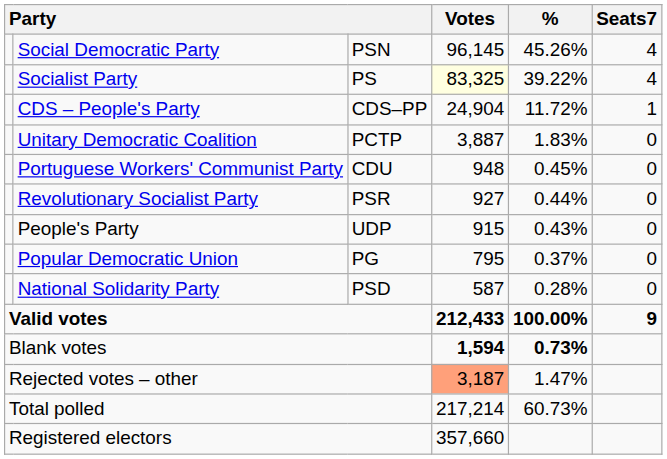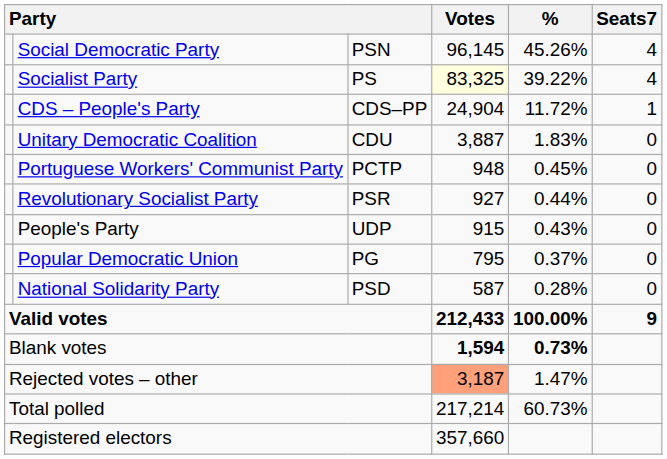(377, 139) PCTP -> (372, 139) CDU
(372, 169) CDU -> (377, 169) PCTP
